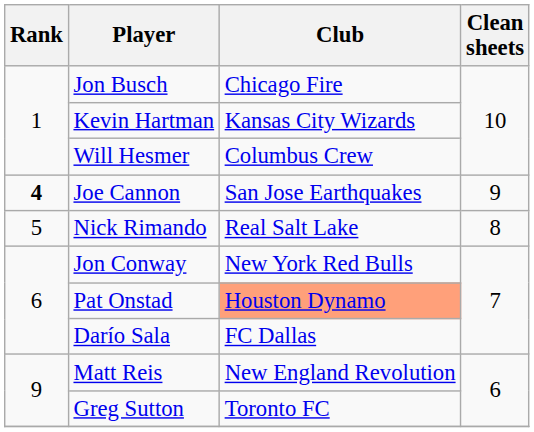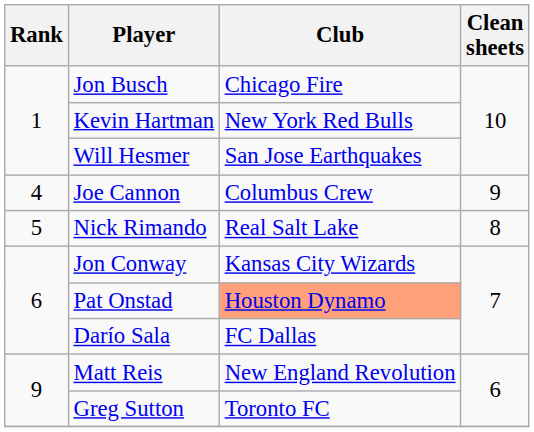(320, 120) Kansas City Wizards -> (319, 120) New York Red Bulls
(299, 156) Columbus Crew -> (323, 156) San Jose Earthquakes
(36, 192) bold -> (36, 192) normal
(323, 192) San Jose Earthquakes -> (299, 192) Columbus Crew
(319, 264) New York Red Bulls -> (320, 264) Kansas City Wizards
